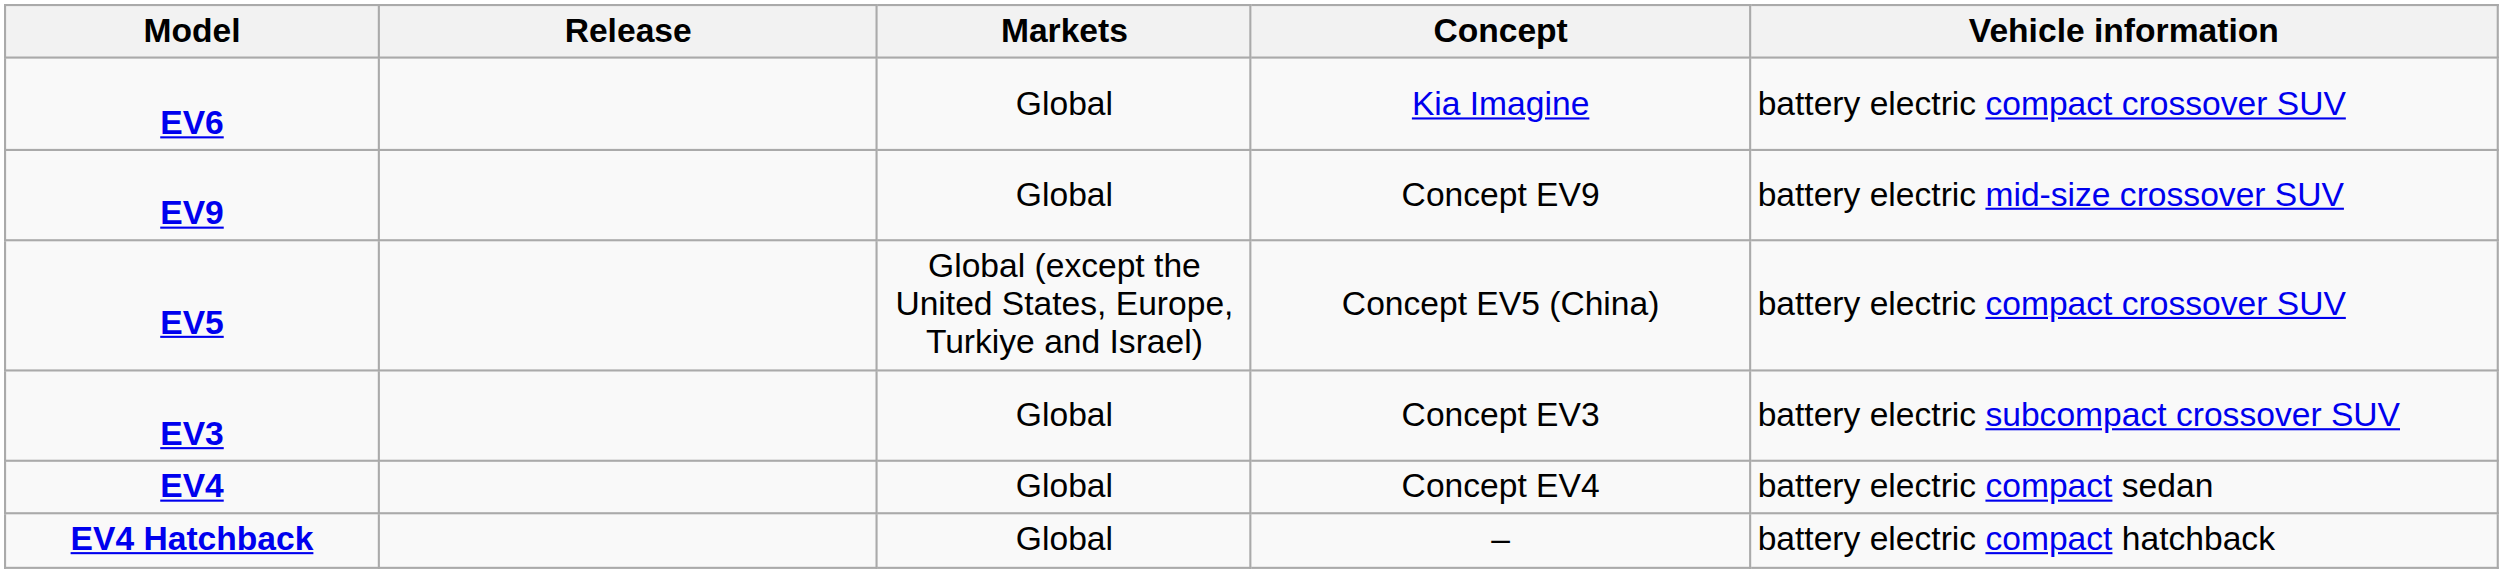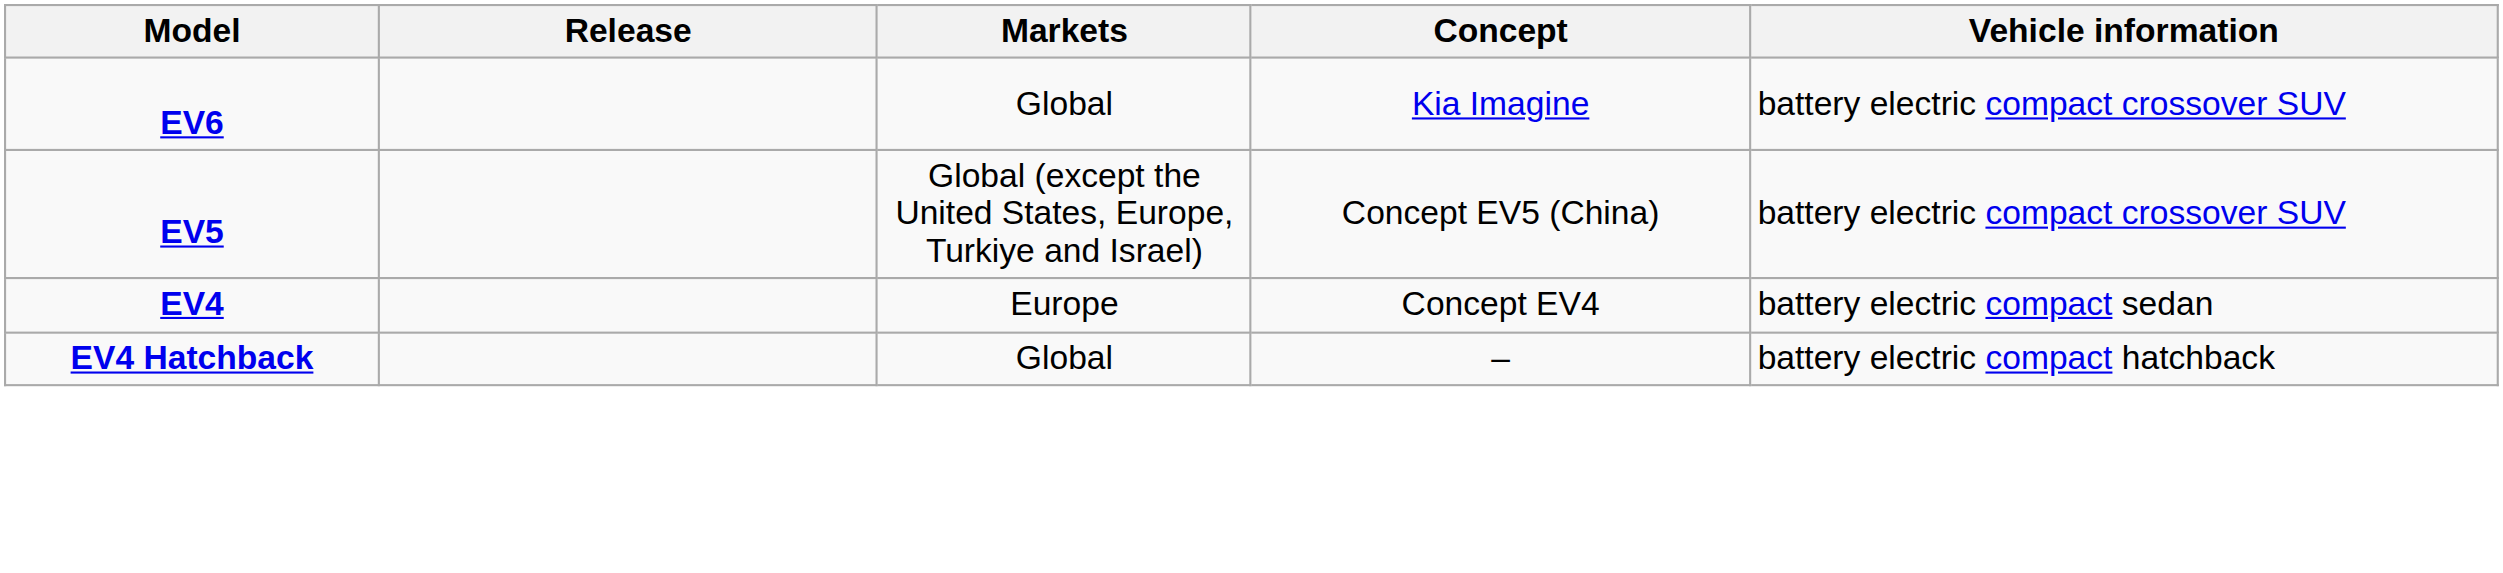- row: (192, 213)
- row: (192, 433)
(1064, 486) Global -> (1064, 304) Europe
